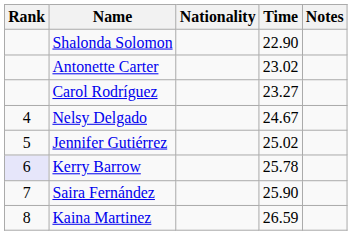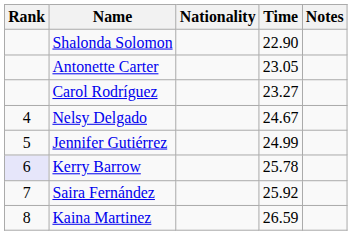(281, 67) 23.02 -> (281, 67) 23.05
(281, 142) 25.02 -> (281, 142) 24.99
(281, 192) 25.90 -> (281, 192) 25.92
